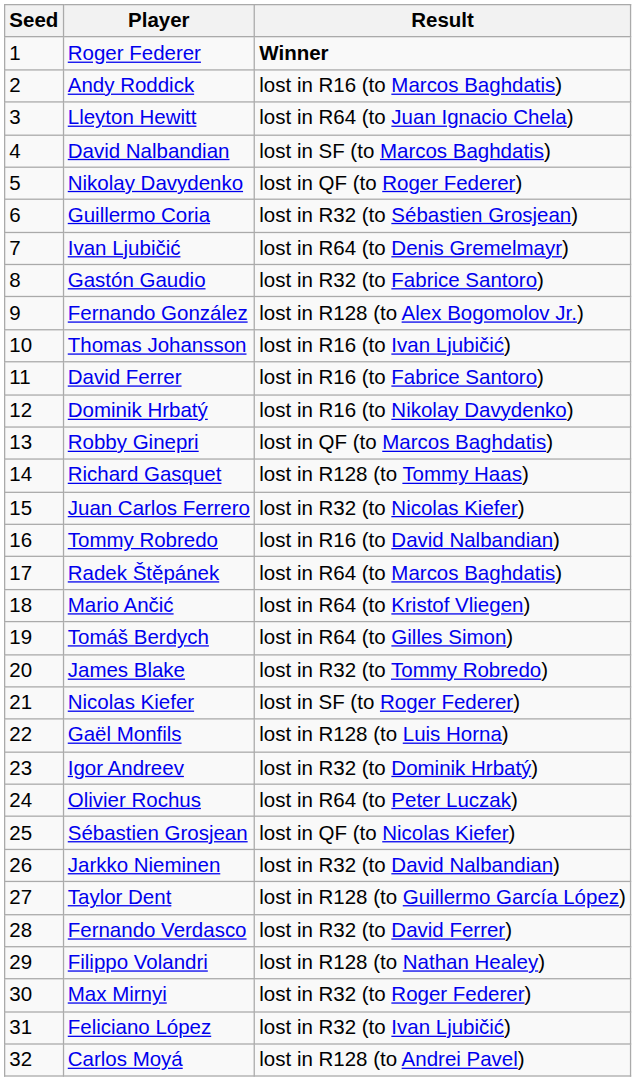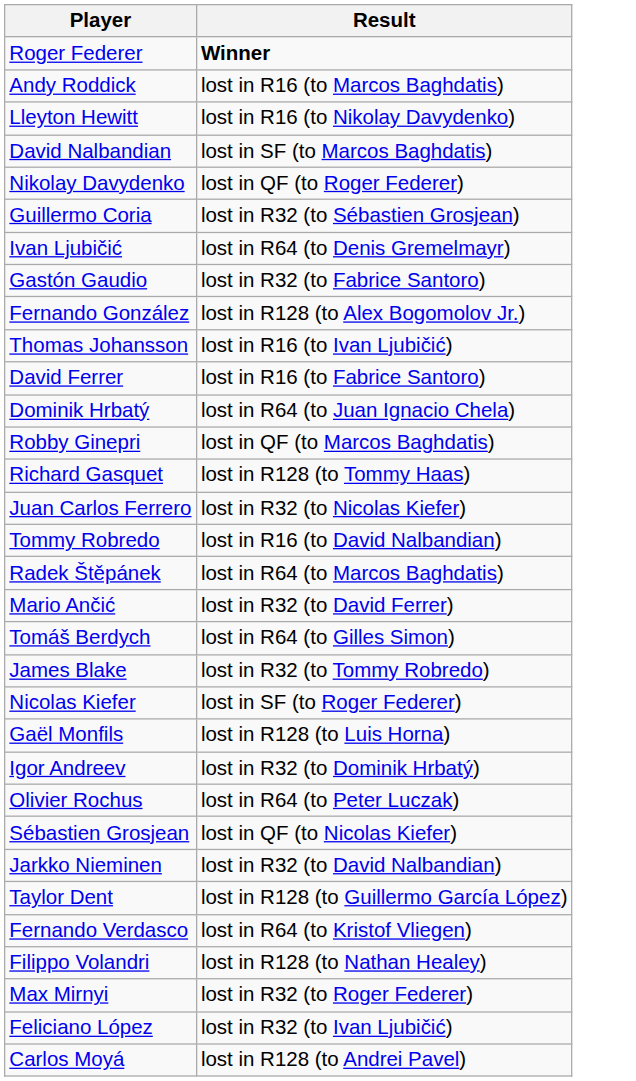- column: (34, 20)
(416, 118) lost in R64 (to Juan Ignacio Chela) -> (358, 118) lost in R16 (to Nikolay Davydenko)
(416, 410) lost in R16 (to Nikolay Davydenko) -> (358, 410) lost in R64 (to Juan Ignacio Chela)
(395, 605) lost in R64 (to Kristof Vliegen) -> (327, 605) lost in R32 (to David Ferrer)
(386, 930) lost in R32 (to David Ferrer) -> (336, 930) lost in R64 (to Kristof Vliegen)
